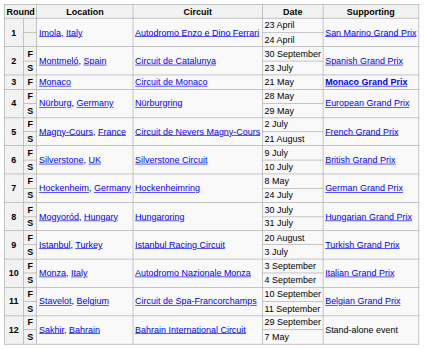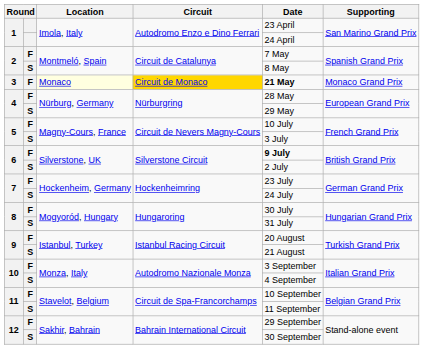(293, 53) 30 September -> (277, 53) 7 May
(279, 68) 23 July -> (277, 68) 8 May
(55, 82) no background -> (55, 82) lightyellow background
(171, 82) no background -> (171, 82) gold background
(279, 82) normal -> (279, 82) bold
(366, 82) bold -> (364, 82) normal
(276, 124) 2 July -> (279, 124) 10 July
(284, 138) 21 August -> (276, 138) 3 July
(276, 152) normal -> (277, 152) bold
(279, 167) 10 July -> (276, 167) 2 July
(277, 181) 8 May -> (279, 181) 23 July
(276, 252) 3 July -> (284, 252) 21 August
(277, 336) 7 May -> (293, 336) 30 September
